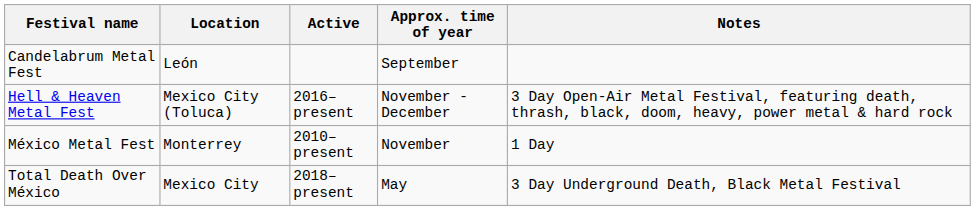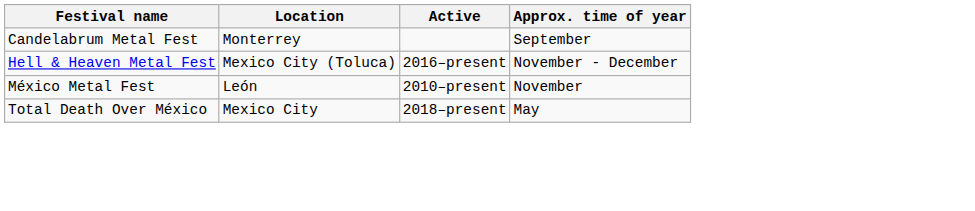- column: (739, 25)
(181, 65) León -> (262, 40) Monterrey
(202, 145) Monterrey -> (240, 87) León
